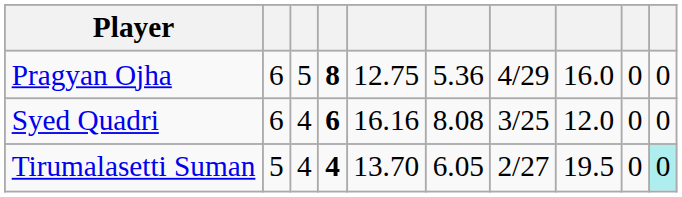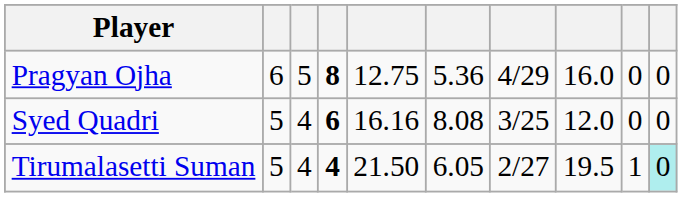(276, 120) 6 -> (276, 120) 5
(386, 167) 13.70 -> (386, 167) 21.50
(635, 167) 0 -> (635, 167) 1
